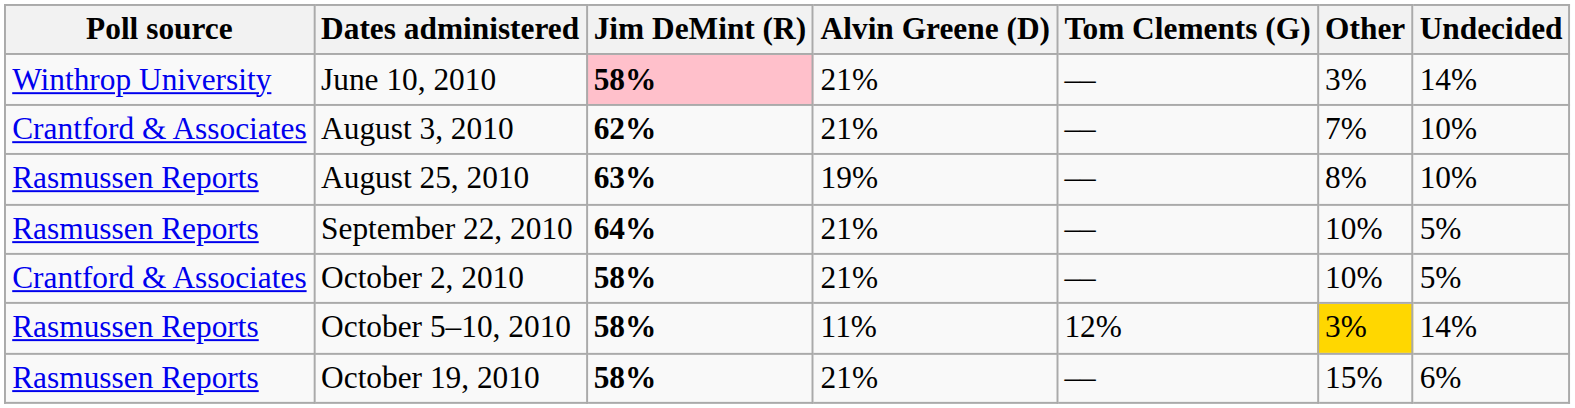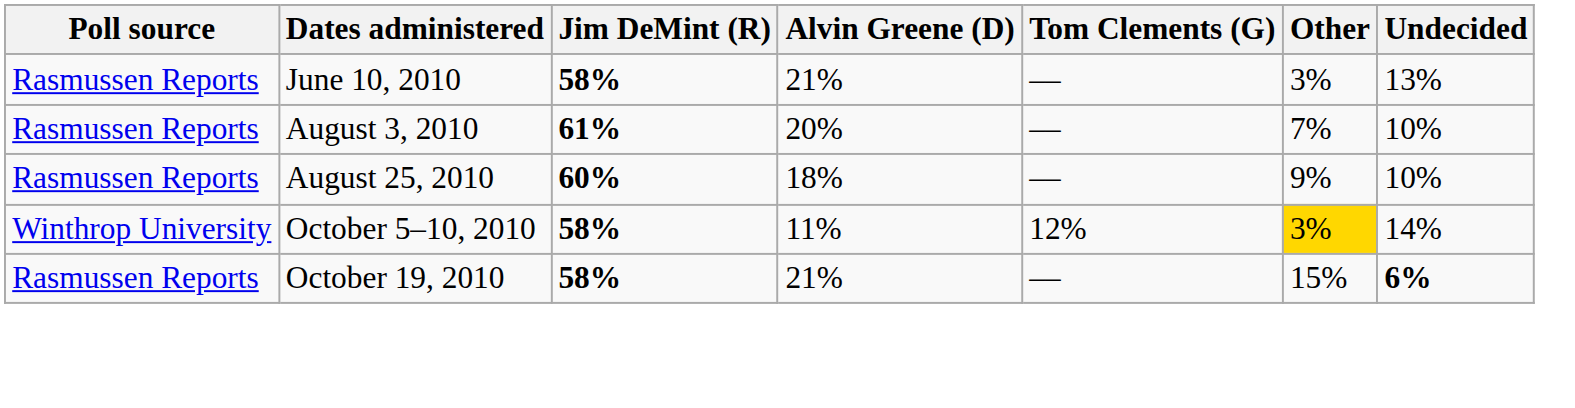(142, 79) Winthrop University -> (135, 79) Rasmussen Reports
(625, 79) pink background -> (590, 79) no background
(1448, 79) 14% -> (1413, 79) 13%
(159, 128) Crantford & Associates -> (135, 128) Rasmussen Reports
(625, 128) 62% -> (590, 128) 61%
(849, 128) 21% -> (814, 128) 20%
(625, 178) 63% -> (590, 178) 60%
(849, 178) 19% -> (814, 178) 18%
(1346, 178) 8% -> (1311, 178) 9%
- row: (447, 228)
- row: (423, 278)
(135, 327) Rasmussen Reports -> (142, 228) Winthrop University
(1441, 377) normal -> (1408, 278) bold
